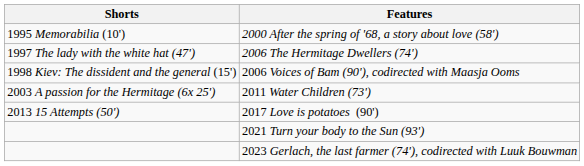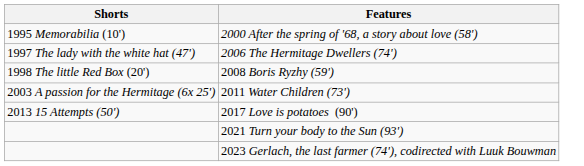- row: (381, 72)
+ row: (277, 72)
